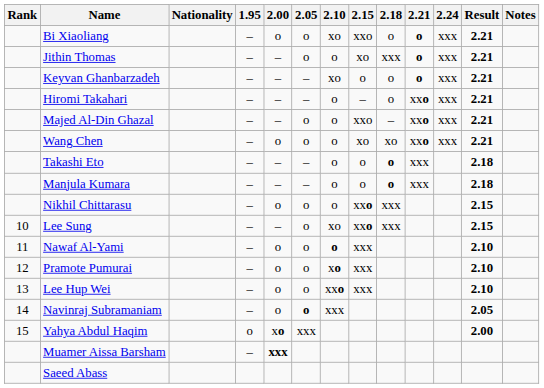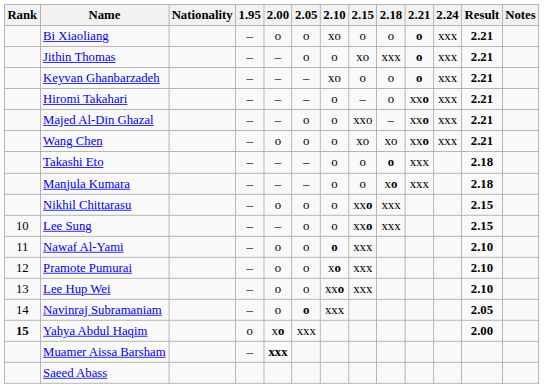(363, 36) xxo -> (363, 36) o
(391, 183) o -> (391, 183) xo
(334, 225) xo -> (334, 225) o
(22, 331) normal -> (22, 331) bold
